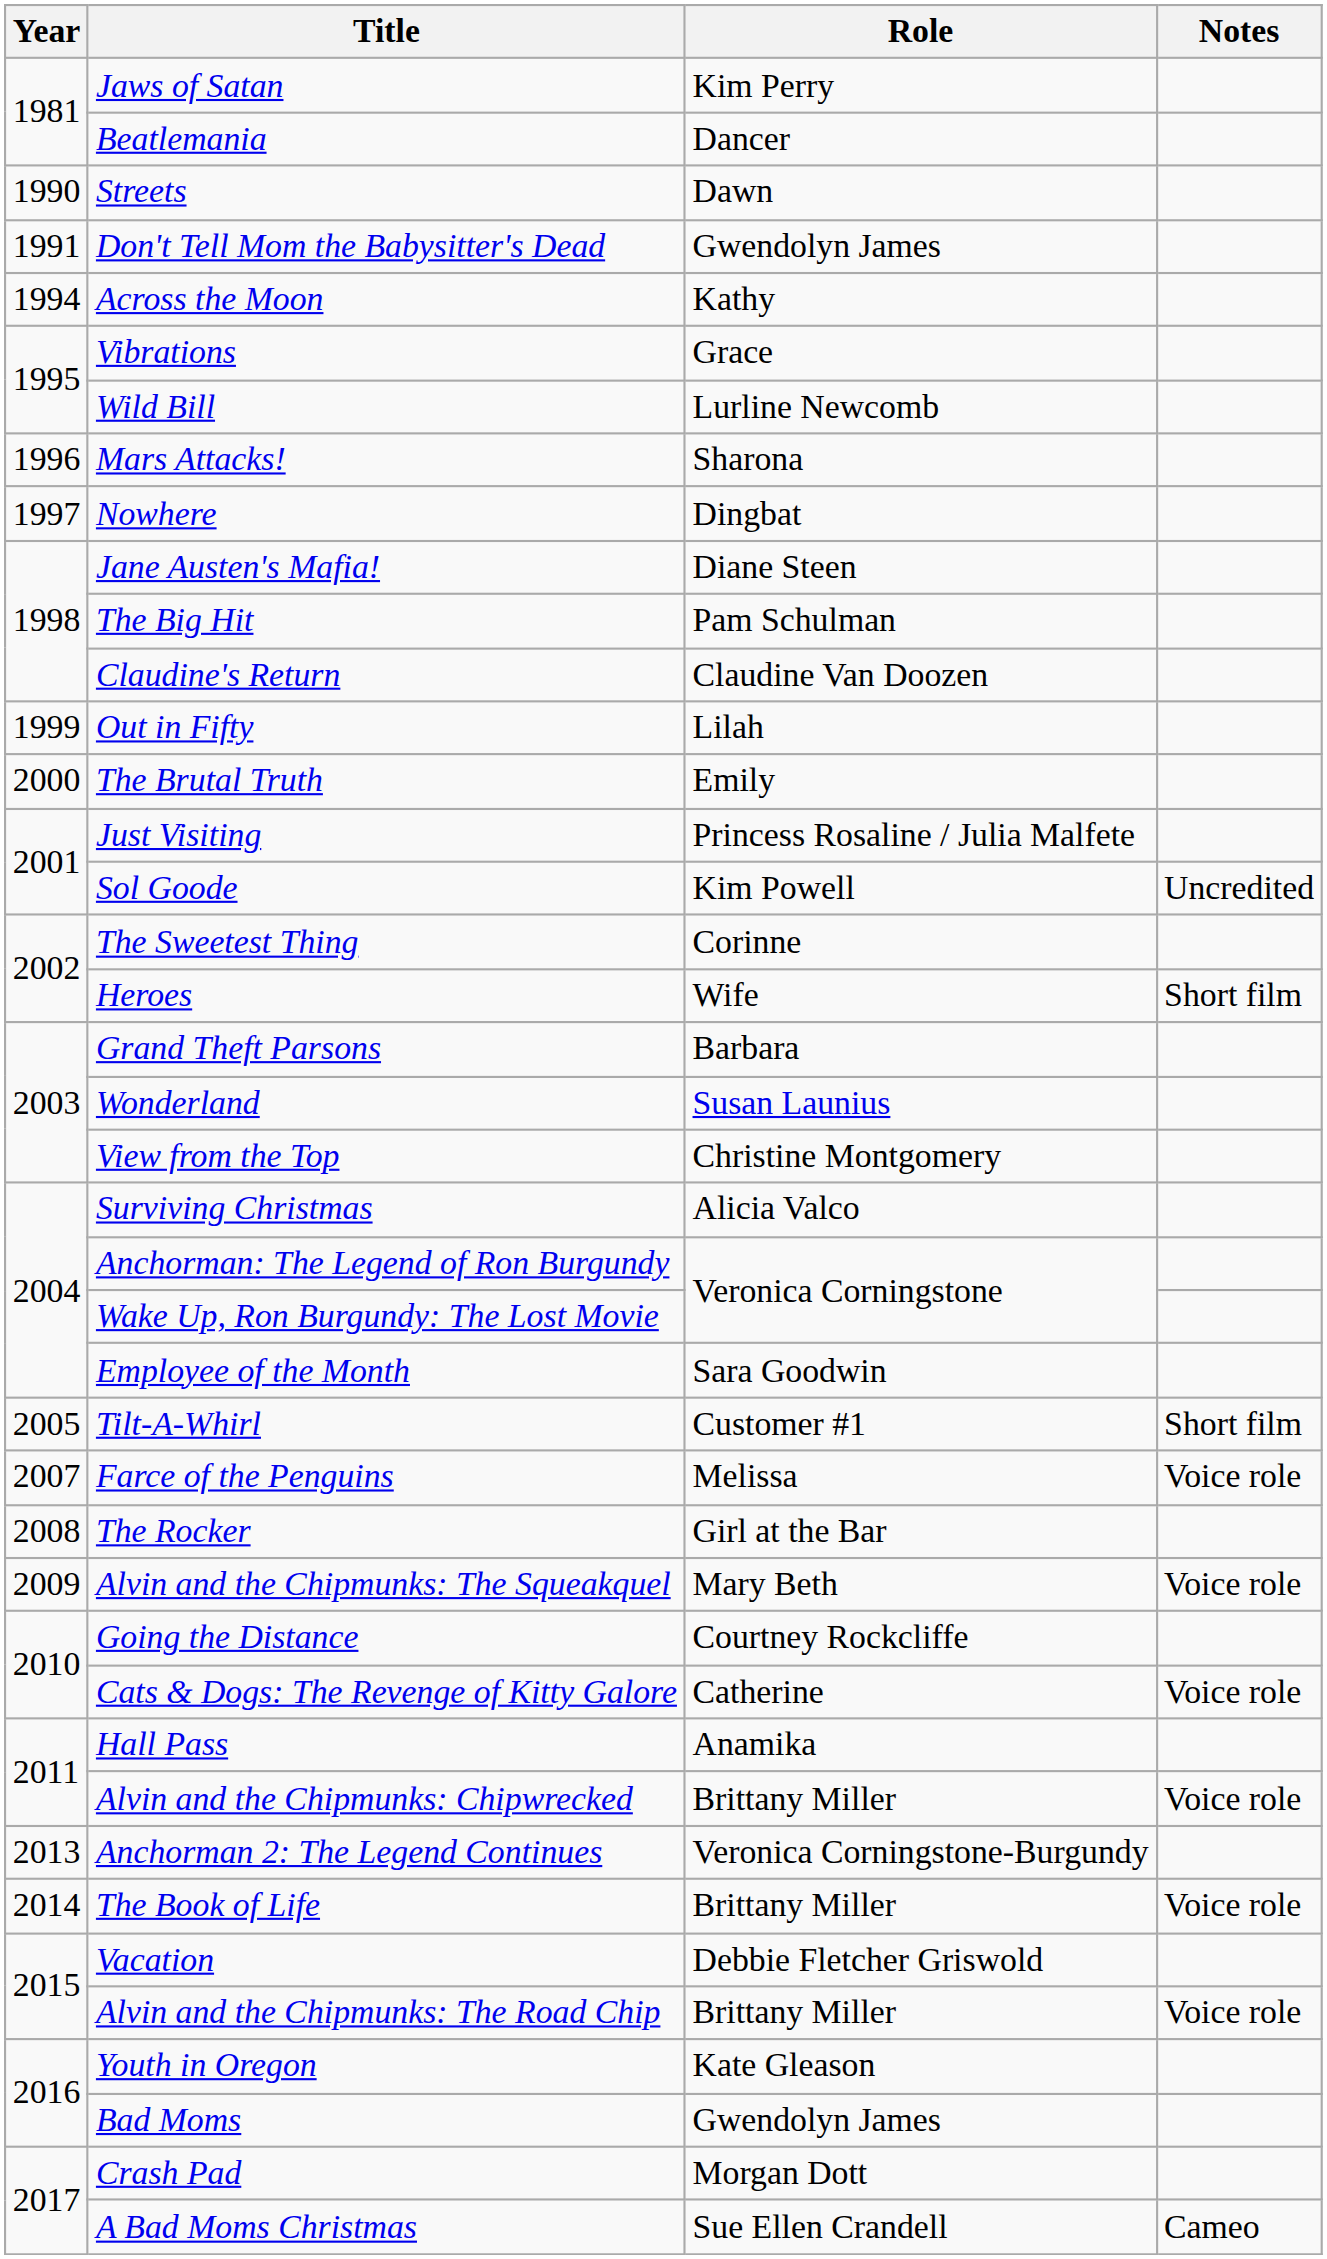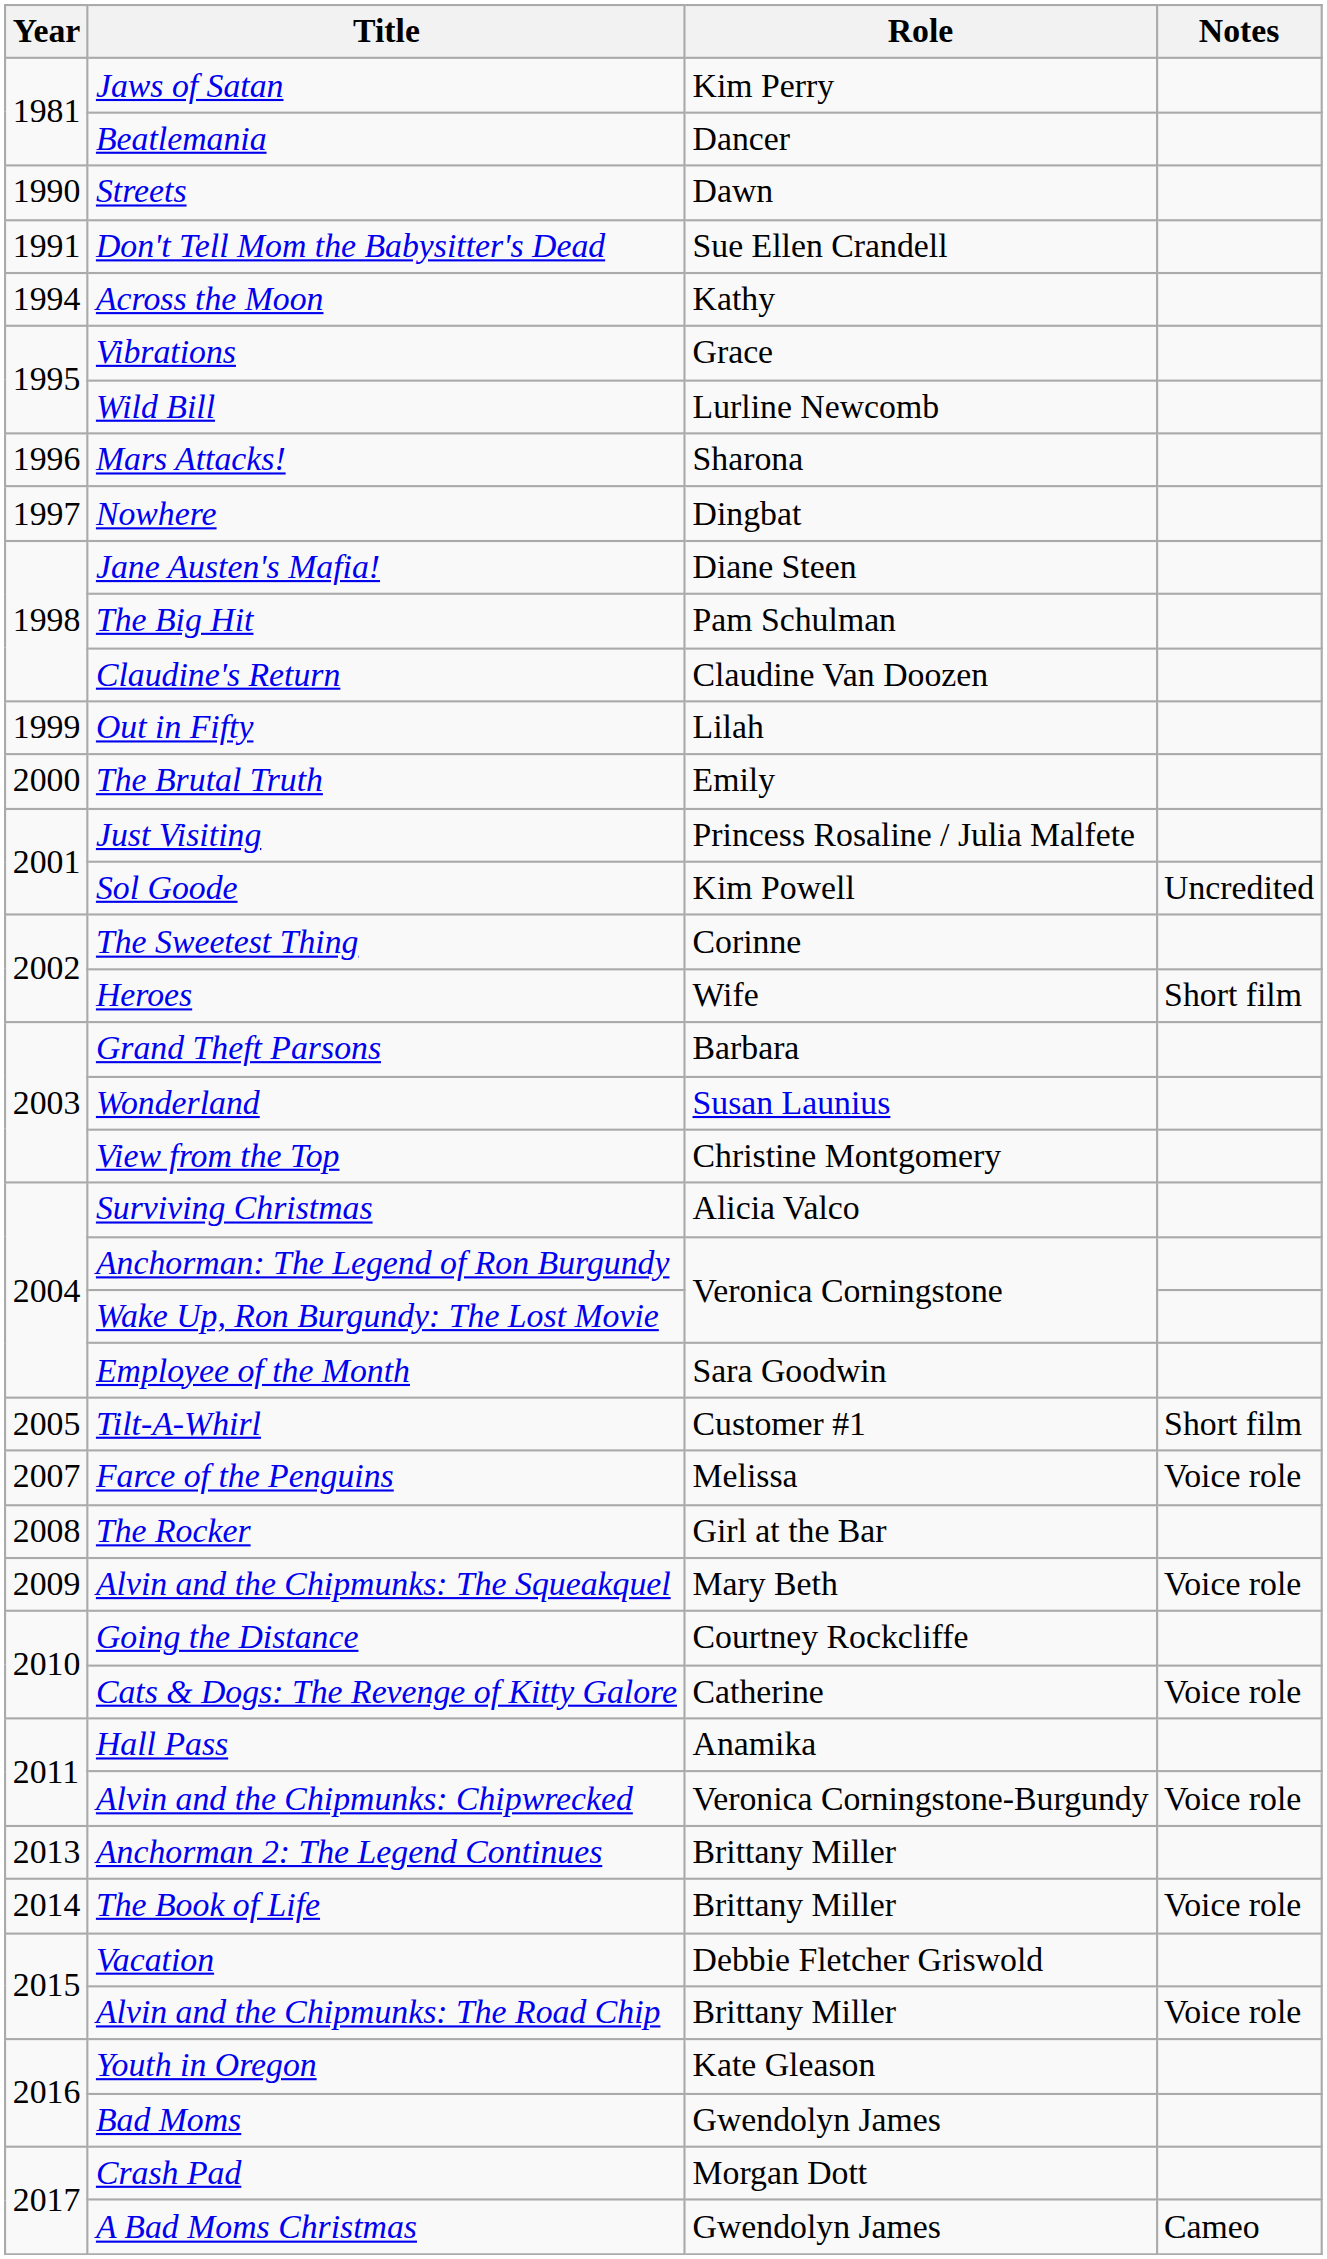(817, 245) Gwendolyn James -> (820, 245) Sue Ellen Crandell
(794, 1798) Brittany Miller -> (921, 1798) Veronica Corningstone-Burgundy
(921, 1851) Veronica Corningstone-Burgundy -> (794, 1851) Brittany Miller
(820, 2226) Sue Ellen Crandell -> (817, 2226) Gwendolyn James
